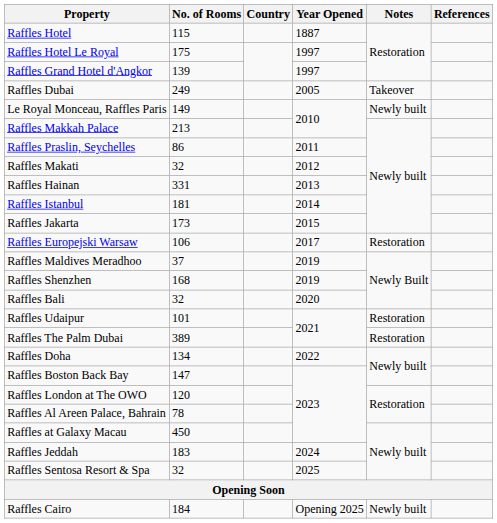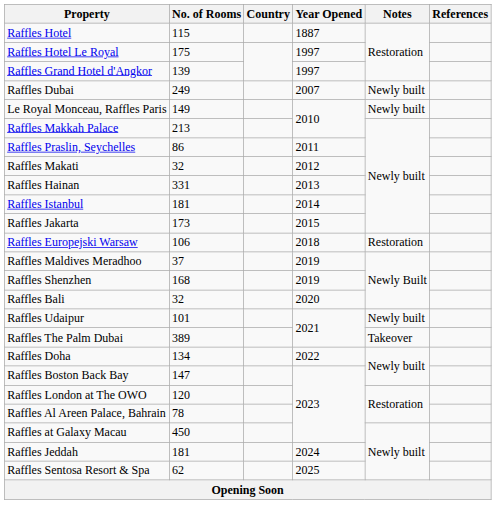(307, 90) 2005 -> (307, 90) 2007
(392, 90) Takeover -> (396, 90) Newly built
(307, 242) 2017 -> (307, 242) 2018
(397, 318) Restoration -> (396, 318) Newly built
(397, 337) Restoration -> (390, 337) Takeover
(181, 451) 183 -> (181, 451) 181
(178, 470) 32 -> (178, 470) 62
- row: (39, 508)
